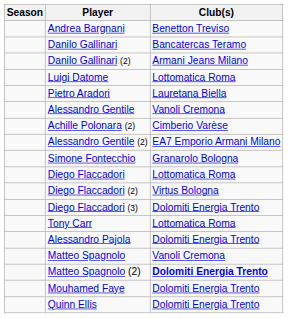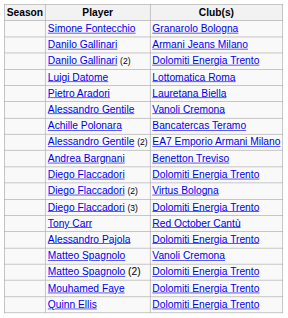rows swapped: (86, 28) <-> (92, 158)
(199, 45) Bancatercas Teramo -> (200, 45) Armani Jeans Milano
(200, 61) Armani Jeans Milano -> (206, 61) Dolomiti Energia Trento
+ row: (85, 126)
- row: (91, 126)
(194, 175) Lottomatica Roma -> (206, 175) Dolomiti Energia Trento
(194, 223) Lottomatica Roma -> (196, 223) Red October Cantù
(210, 272) bold -> (206, 272) normal
